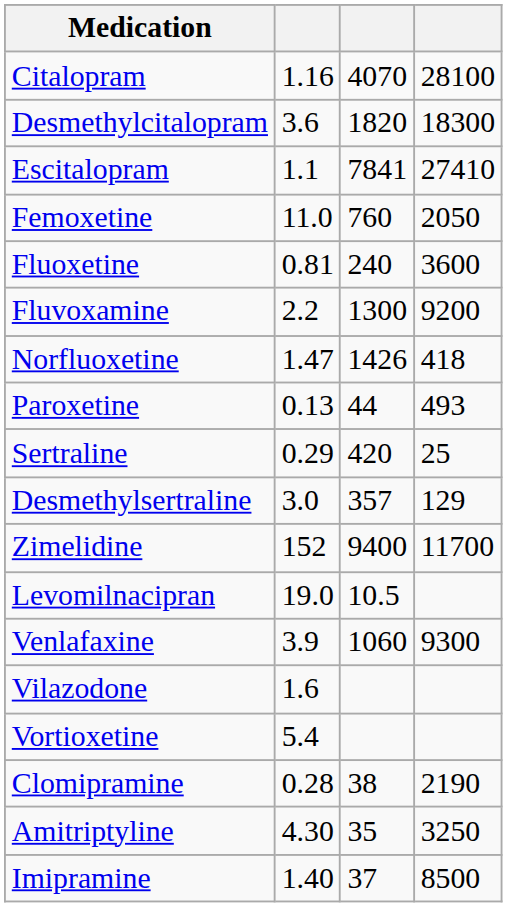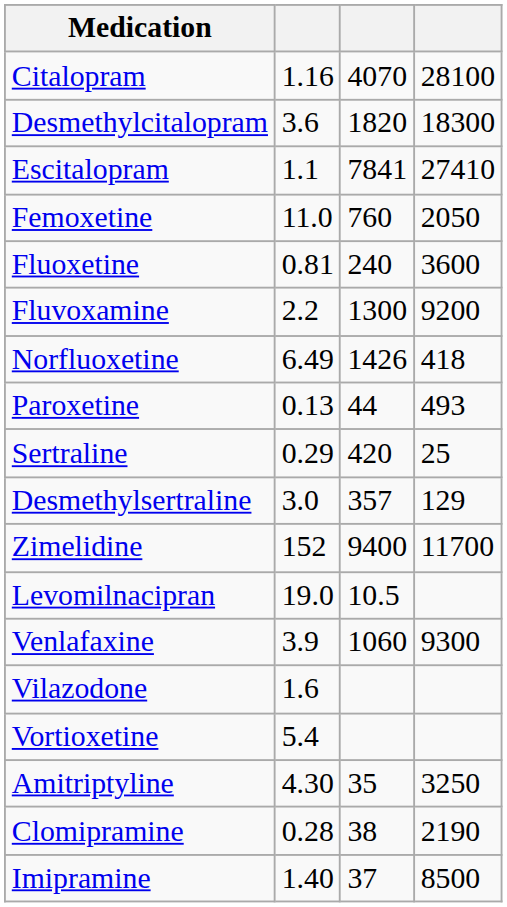(308, 358) 1.47 -> (308, 358) 6.49
rows swapped: (93, 830) <-> (98, 783)
